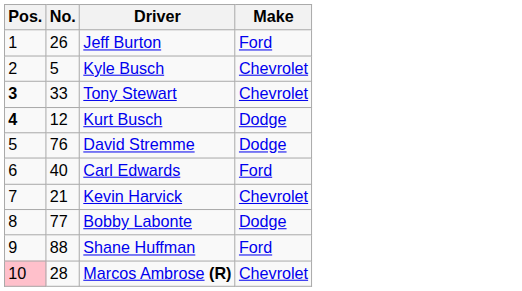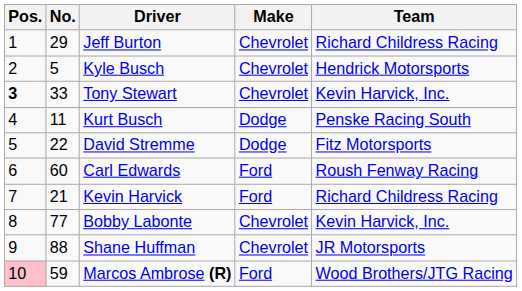+ column: (414, 17)
(59, 42) 26 -> (59, 42) 29
(256, 42) Ford -> (274, 42) Chevrolet
(13, 119) bold -> (13, 119) normal
(59, 119) 12 -> (58, 119) 11
(59, 145) 76 -> (59, 145) 22
(59, 171) 40 -> (59, 171) 60
(274, 196) Chevrolet -> (256, 196) Ford
(263, 222) Dodge -> (274, 222) Chevrolet
(256, 247) Ford -> (274, 247) Chevrolet
(59, 273) 28 -> (59, 273) 59
(274, 273) Chevrolet -> (256, 273) Ford
